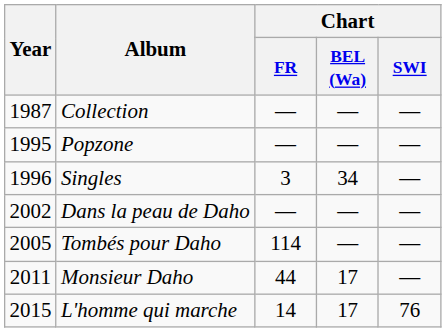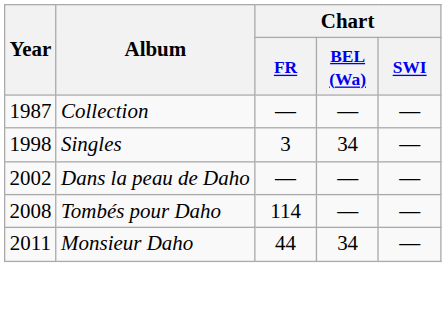- row: (97, 144)
(30, 177) 1996 -> (30, 144) 1998
(30, 244) 2005 -> (30, 210) 2008
(348, 277) 17 -> (348, 244) 34
- row: (149, 310)
